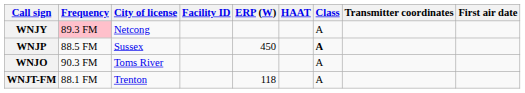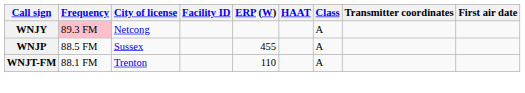(268, 46) 450 -> (268, 46) 455
(319, 46) bold -> (319, 46) normal
- row: (32, 63)
(268, 79) 118 -> (268, 63) 110
